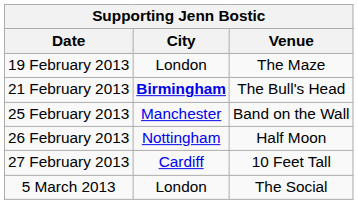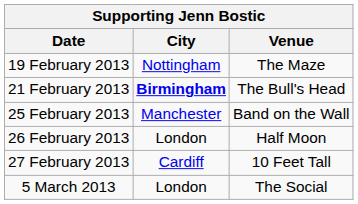(181, 65) London -> (181, 65) Nottingham
(181, 138) Nottingham -> (181, 138) London
